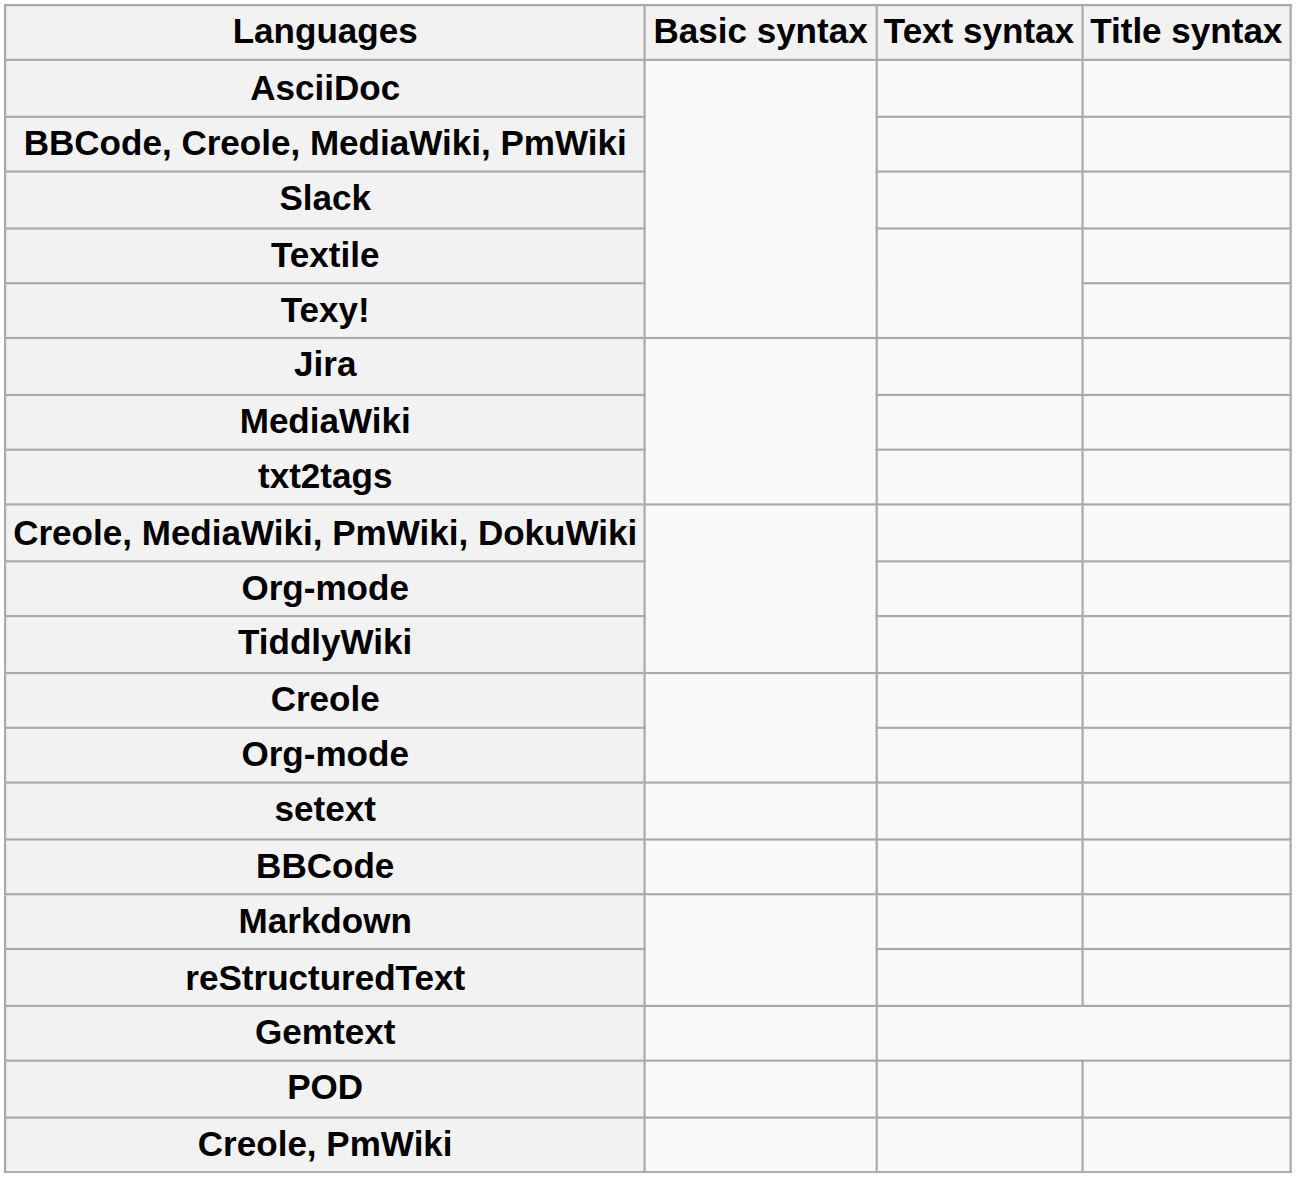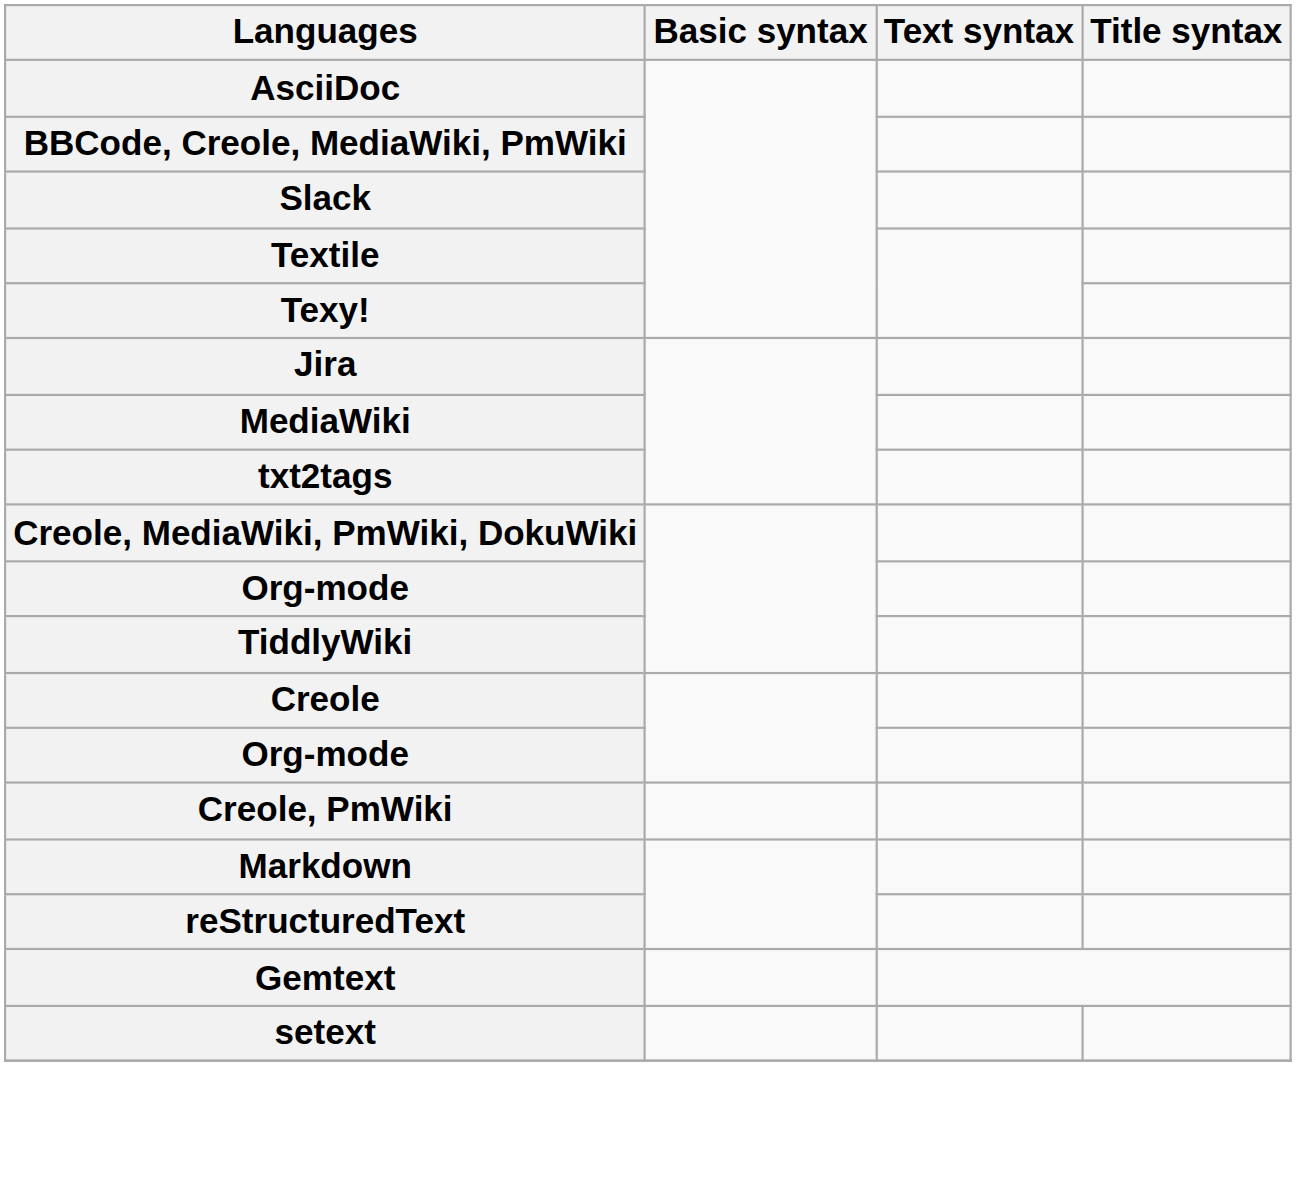rows swapped: (325, 1143) <-> (325, 810)
- row: (325, 865)
- row: (325, 1088)
